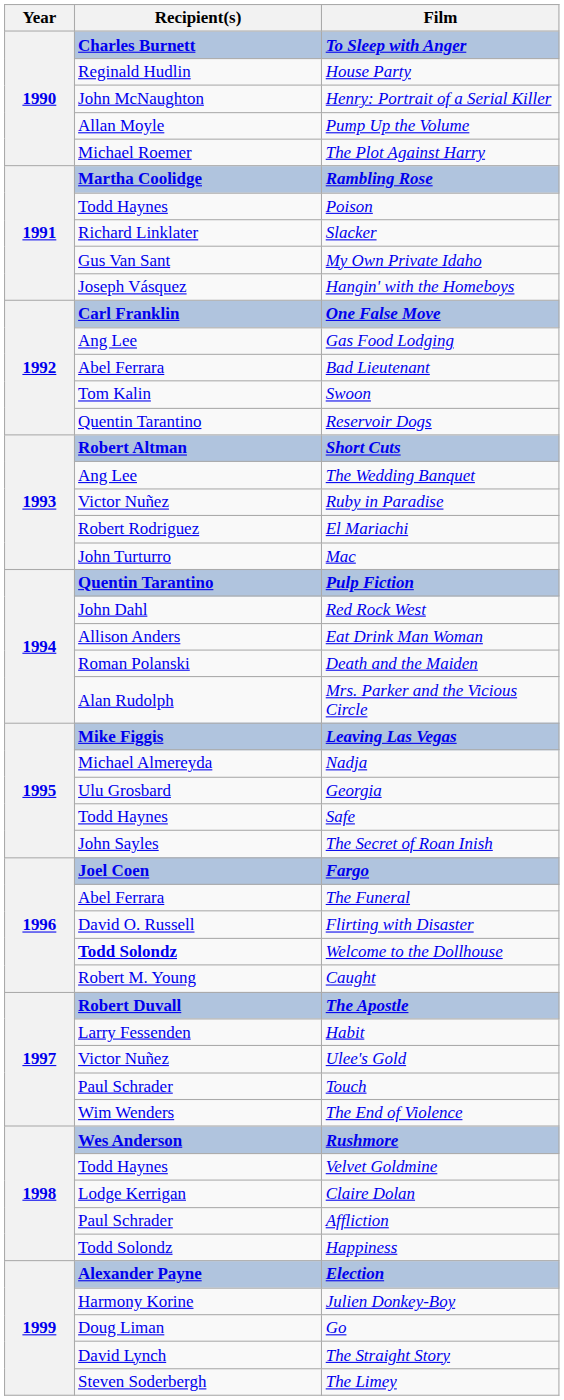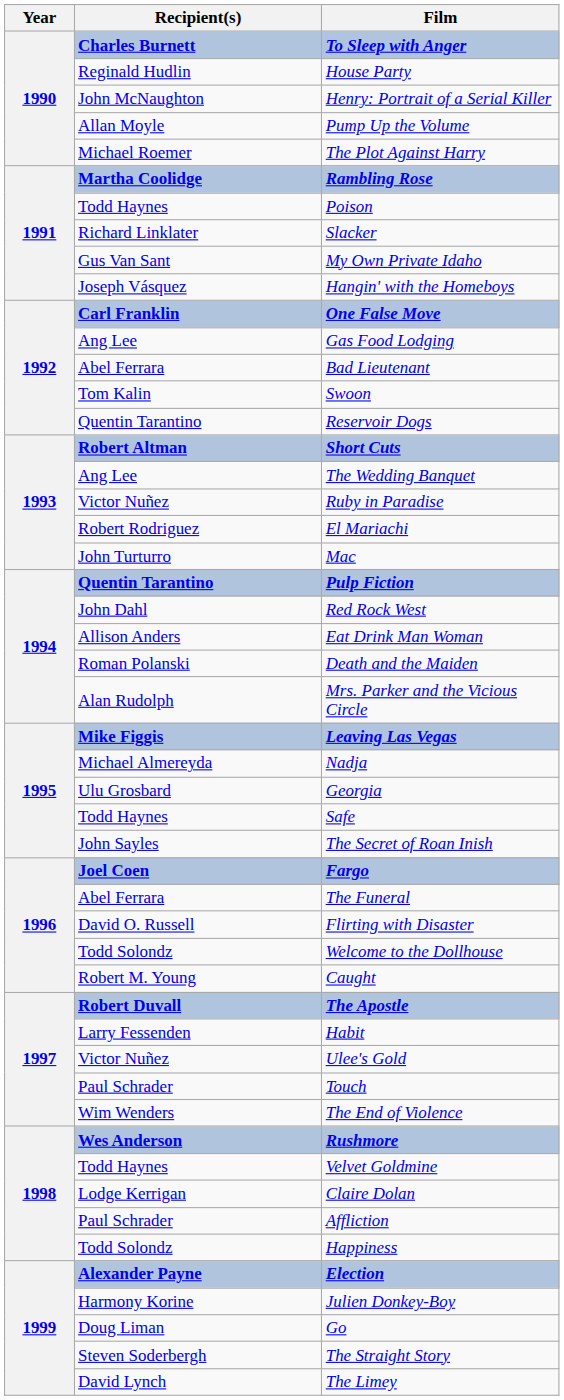(128, 951) bold -> (125, 951) normal
(122, 1355) David Lynch -> (142, 1355) Steven Soderbergh
(142, 1381) Steven Soderbergh -> (122, 1381) David Lynch
